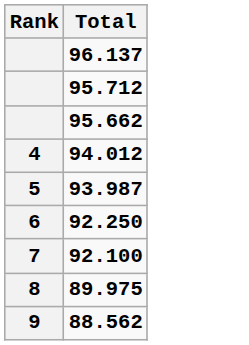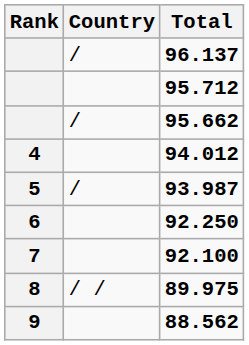+ column: (112, 22)
